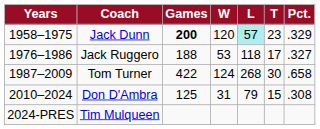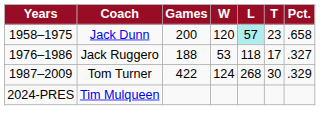(186, 34) bold -> (186, 34) normal
(299, 34) .329 -> (299, 34) .658
(299, 74) .658 -> (299, 74) .329
- row: (120, 94)
